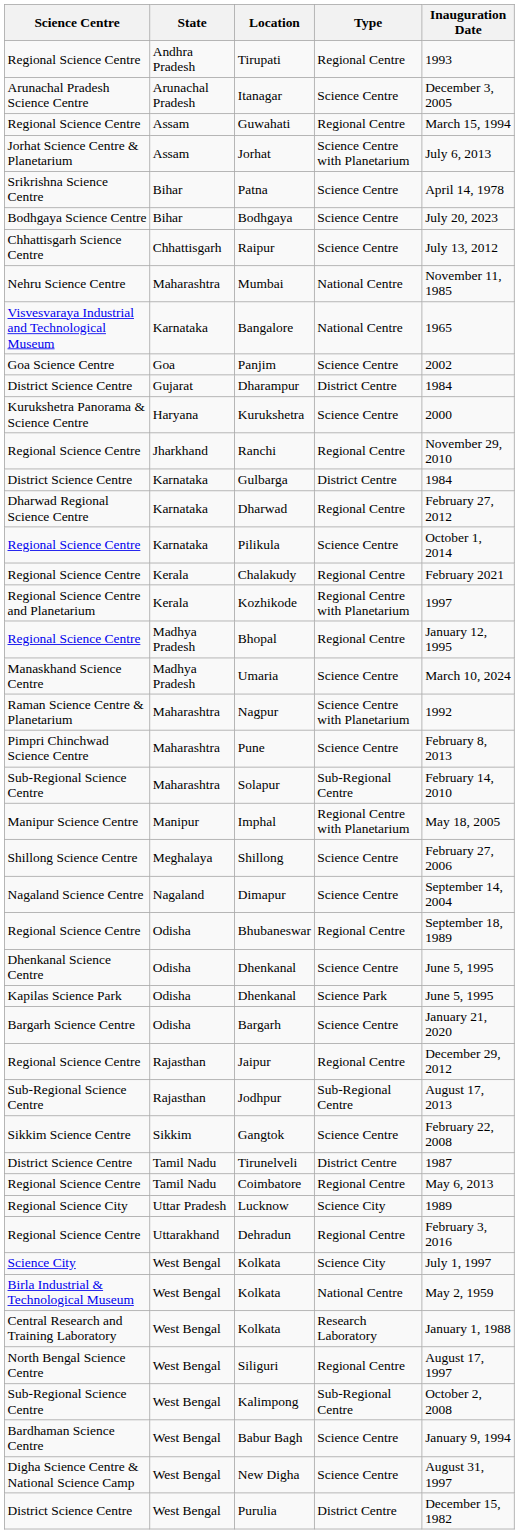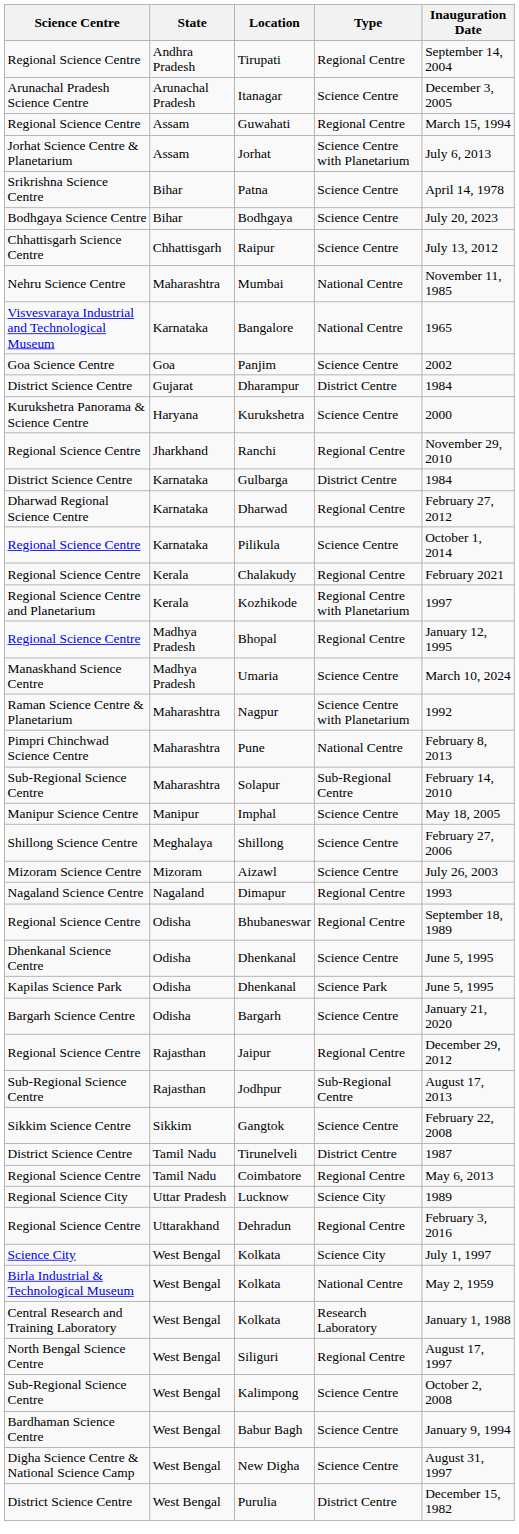(439, 59) 1993 -> (464, 59) September 14, 2004
(358, 748) Science Centre -> (360, 748) National Centre
(363, 821) Regional Centre with Planetarium -> (358, 813) Science Centre
+ row: (74, 871)
(358, 894) Science Centre -> (361, 893) Regional Centre
(464, 894) September 14, 2004 -> (439, 893) 1993
(354, 1401) Sub-Regional Centre -> (358, 1392) Science Centre
